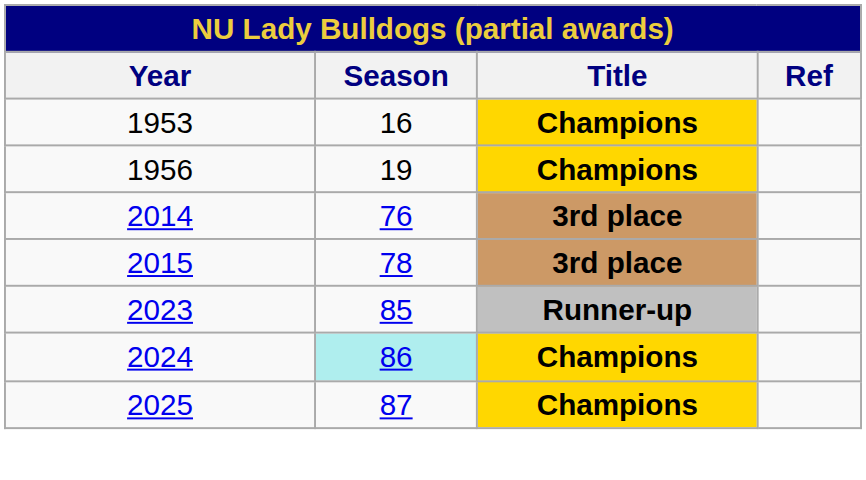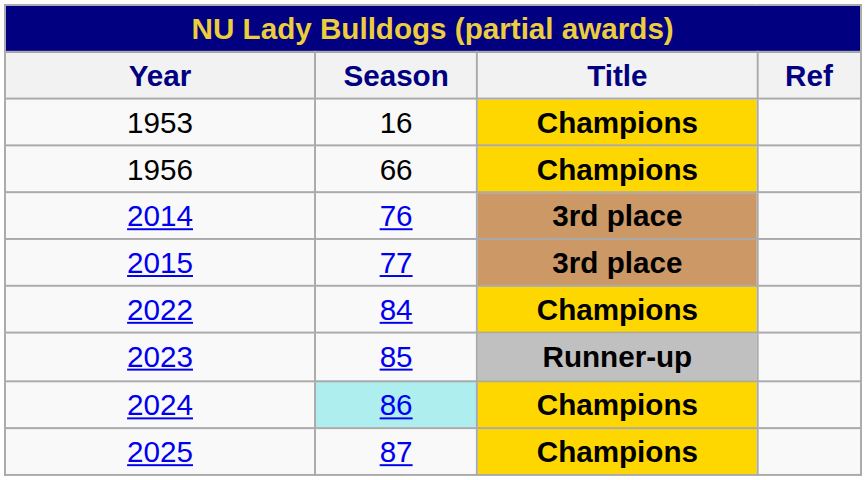(396, 169) 19 -> (396, 169) 66
(396, 263) 78 -> (396, 263) 77
+ row: (160, 310)
